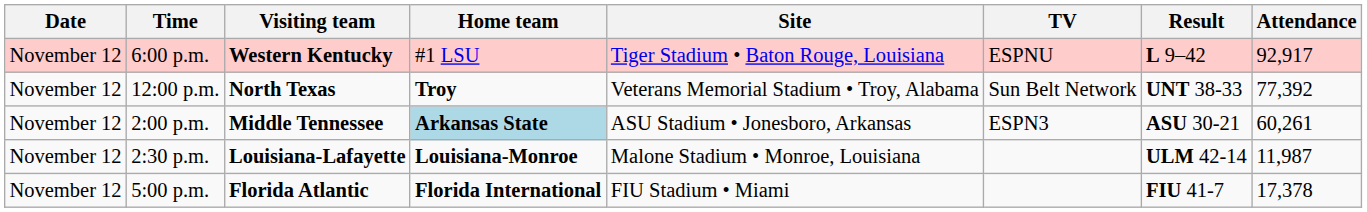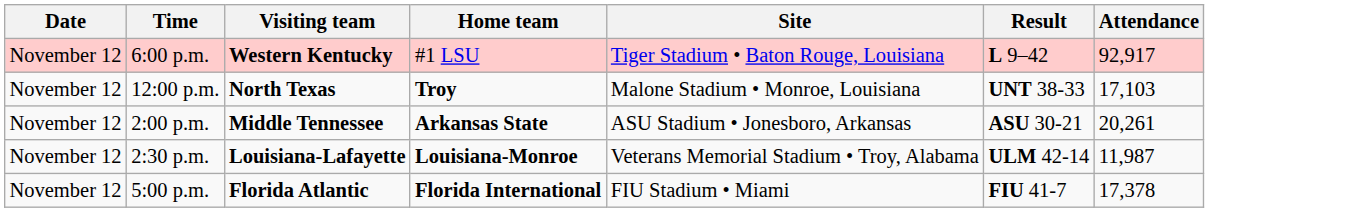- column: (1062, 21)
(795, 89) Veterans Memorial Stadium • Troy, Alabama -> (766, 89) Malone Stadium • Monroe, Louisiana
(1285, 89) 77,392 -> (1127, 89) 17,103
(481, 123) lightblue background -> (481, 123) no background
(1285, 123) 60,261 -> (1127, 123) 20,261
(766, 156) Malone Stadium • Monroe, Louisiana -> (795, 156) Veterans Memorial Stadium • Troy, Alabama
